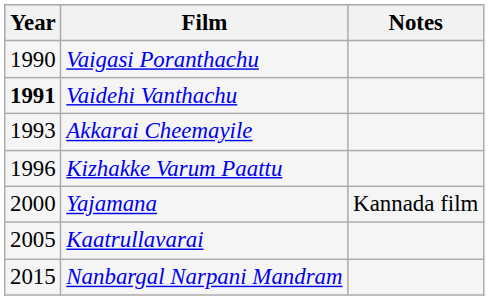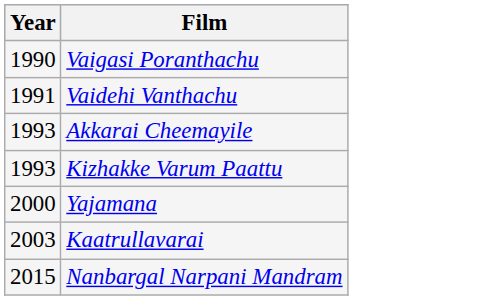- column: (416, 22)
(33, 95) bold -> (33, 95) normal
(33, 167) 1996 -> (33, 167) 1993
(33, 240) 2005 -> (33, 240) 2003
